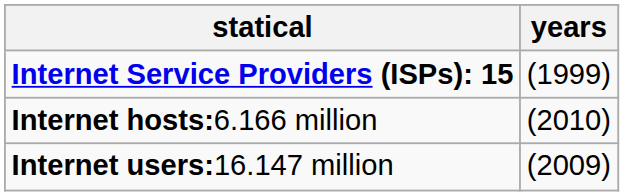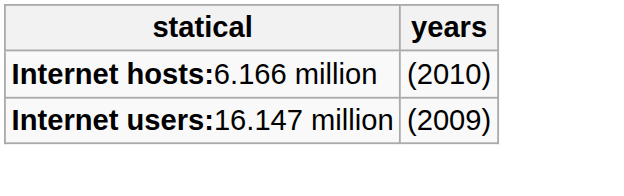- row: (262, 73)
